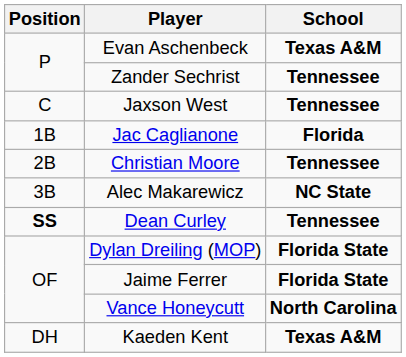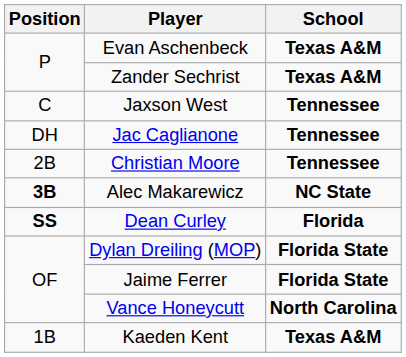(333, 76) Tennessee -> (333, 76) Texas A&M
(45, 134) 1B -> (45, 134) DH
(333, 134) Florida -> (333, 134) Tennessee
(45, 192) normal -> (45, 192) bold
(333, 221) Tennessee -> (333, 221) Florida
(45, 337) DH -> (45, 337) 1B
